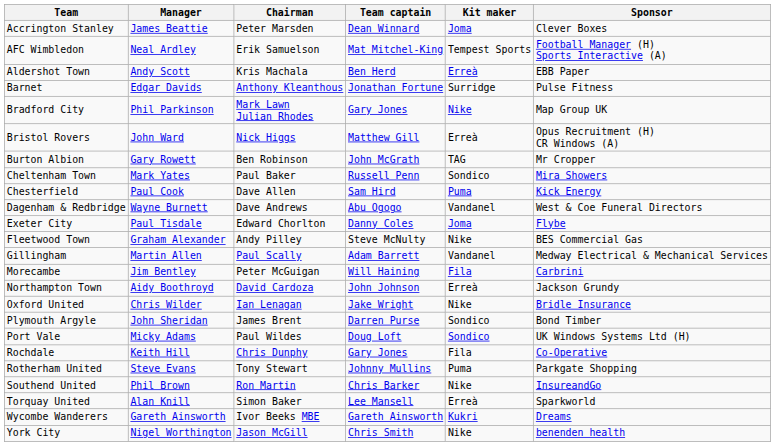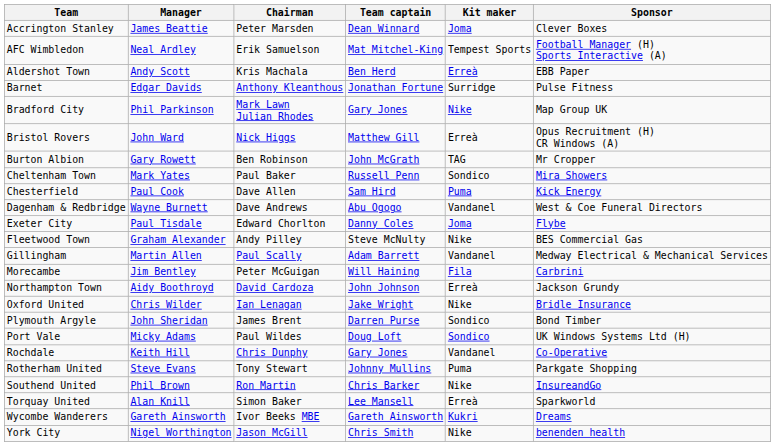(460, 353) Fila -> (472, 353) Vandanel
